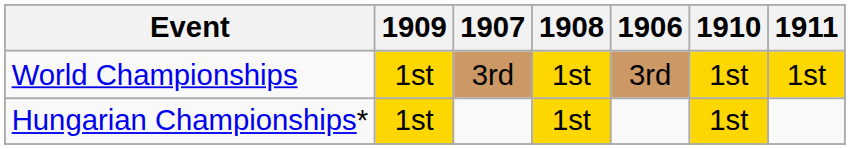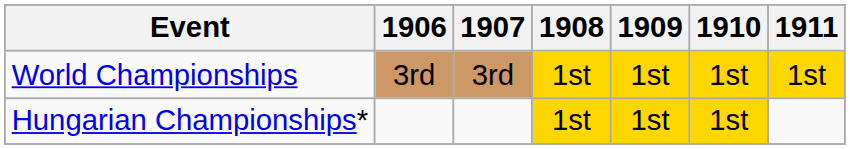columns swapped: (650, 27) <-> (414, 27)
